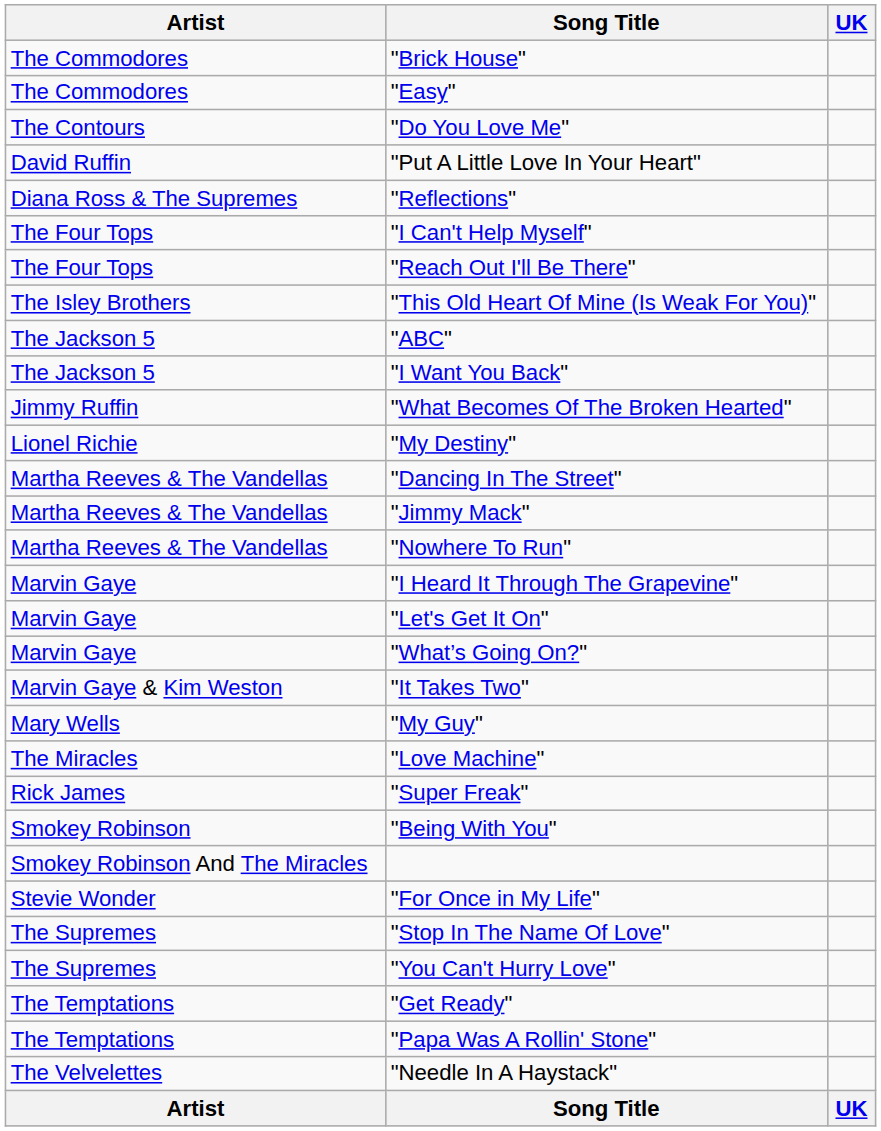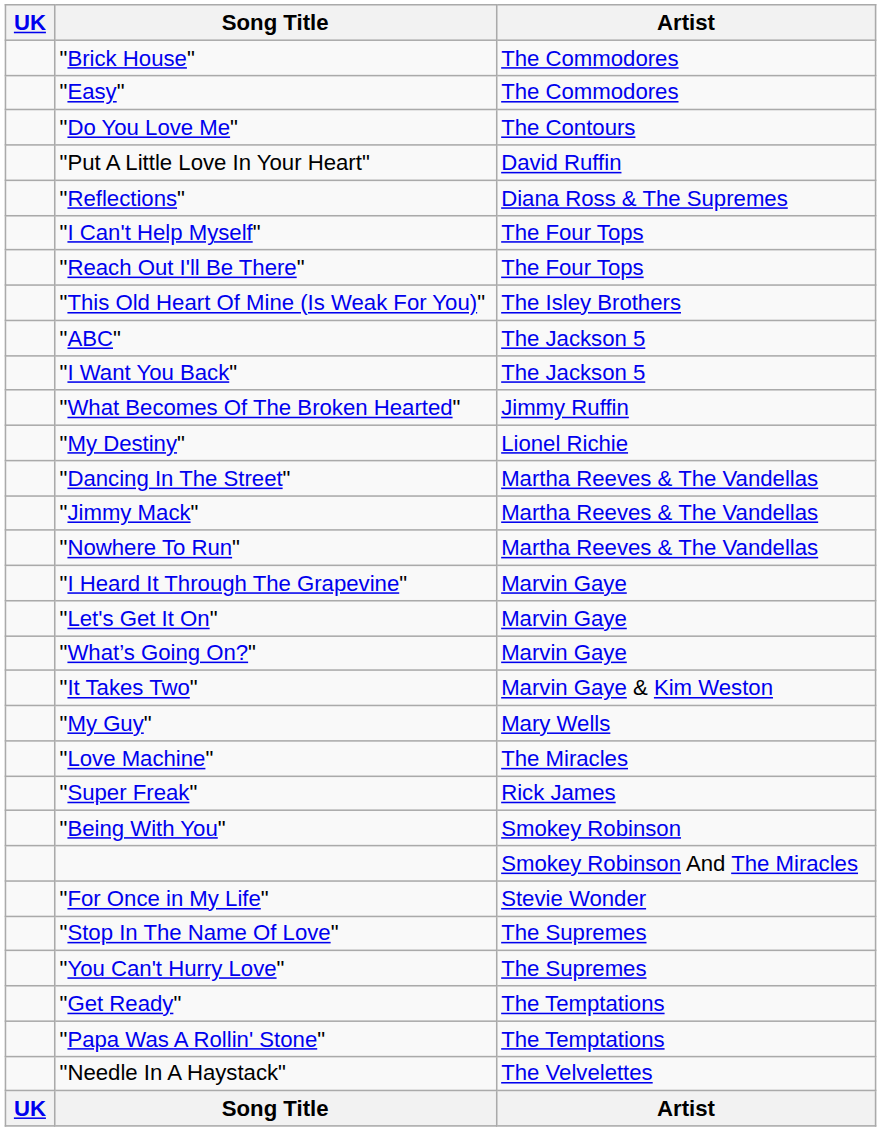columns swapped: (195, 22) <-> (851, 22)
